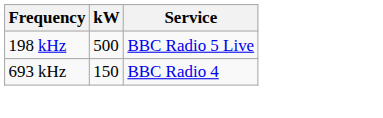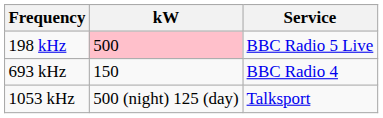(106, 44) no background -> (106, 44) pink background
+ row: (42, 98)
